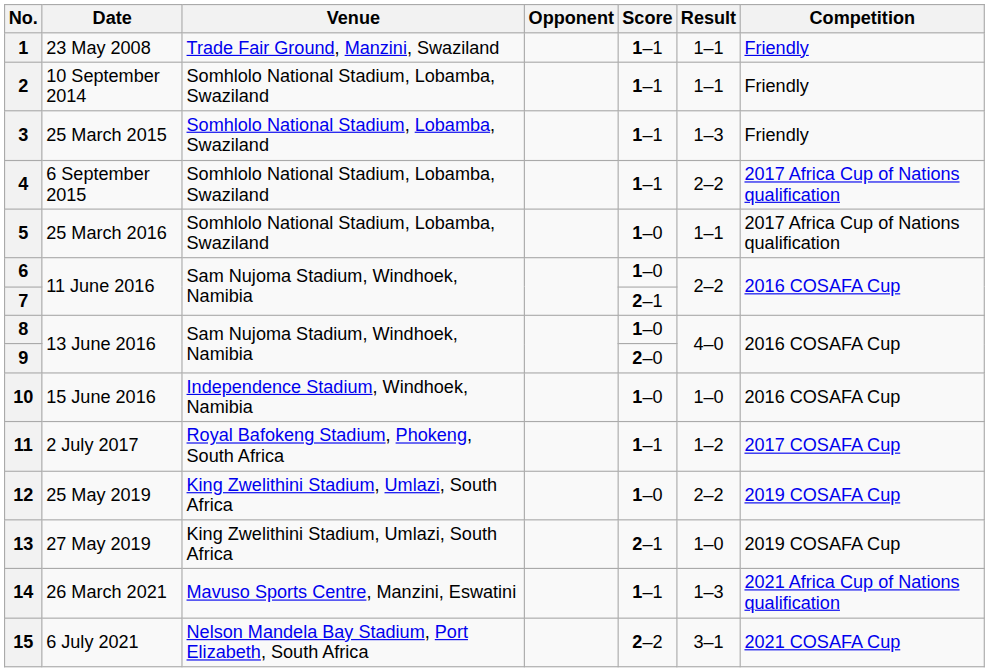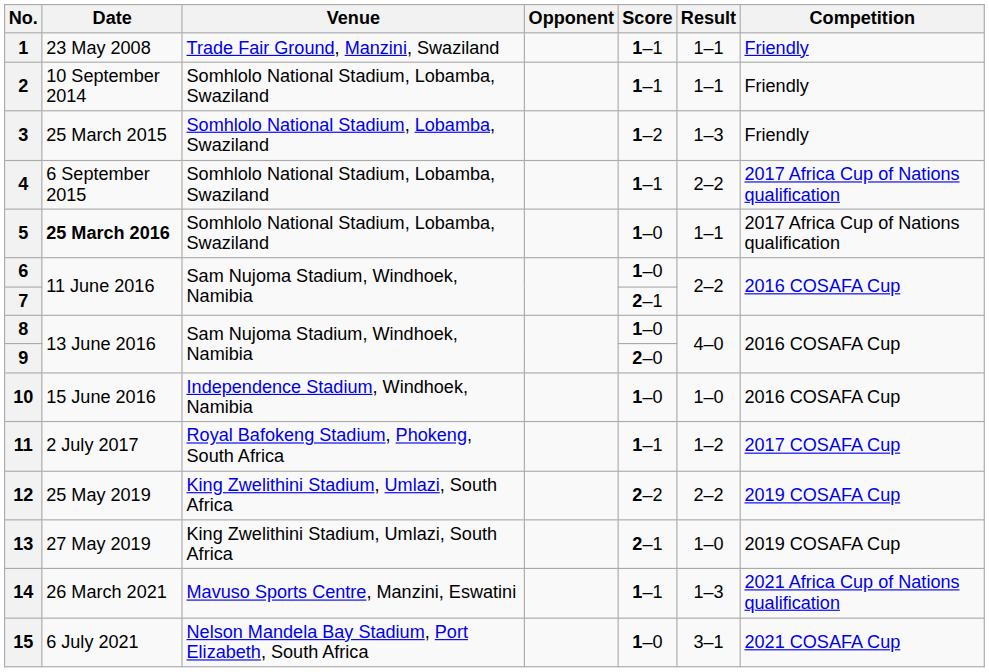(647, 135) 1–1 -> (647, 135) 1–2
(107, 233) normal -> (108, 233) bold
(647, 495) 1–0 -> (647, 495) 2–2
(647, 642) 2–2 -> (647, 642) 1–0
